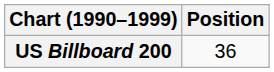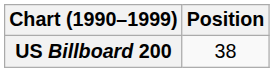(226, 51) 36 -> (226, 51) 38
